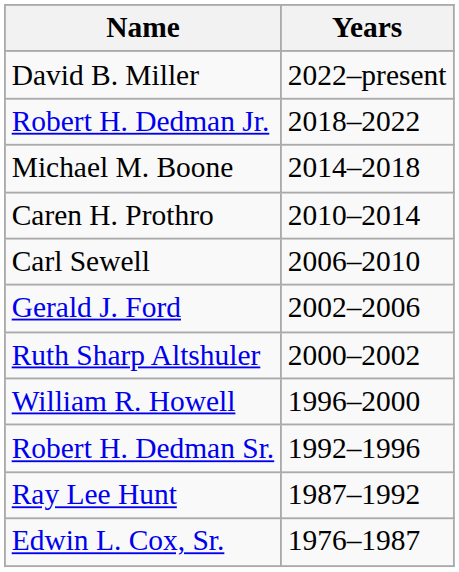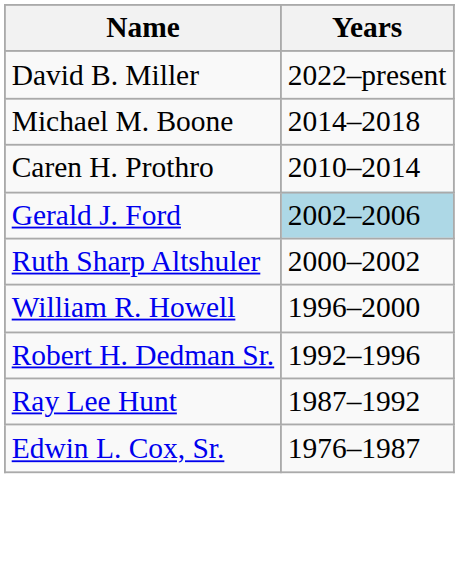- row: (140, 121)
- row: (81, 261)
(354, 307) no background -> (354, 214) lightblue background
